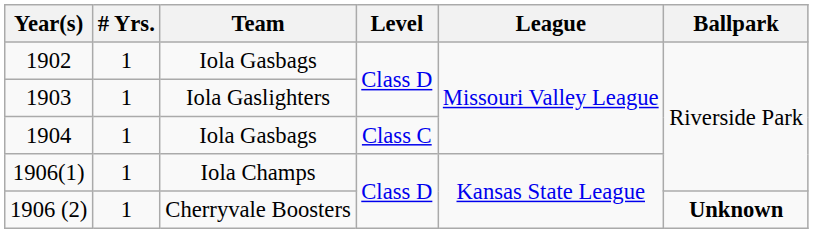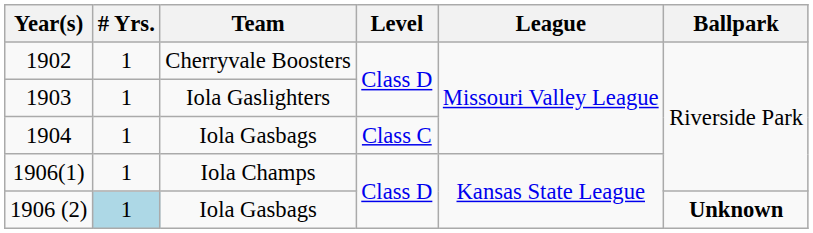(258, 60) Iola Gasbags -> (258, 60) Cherryvale Boosters
(126, 210) no background -> (126, 210) lightblue background
(258, 210) Cherryvale Boosters -> (258, 210) Iola Gasbags
